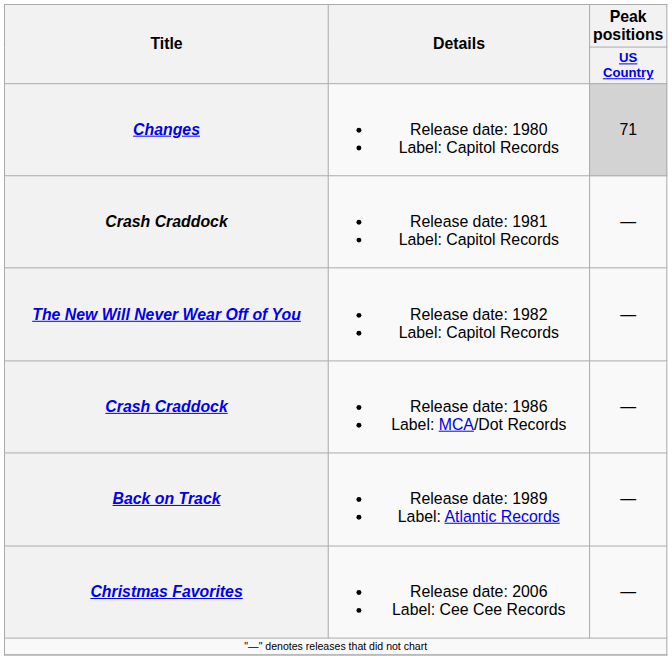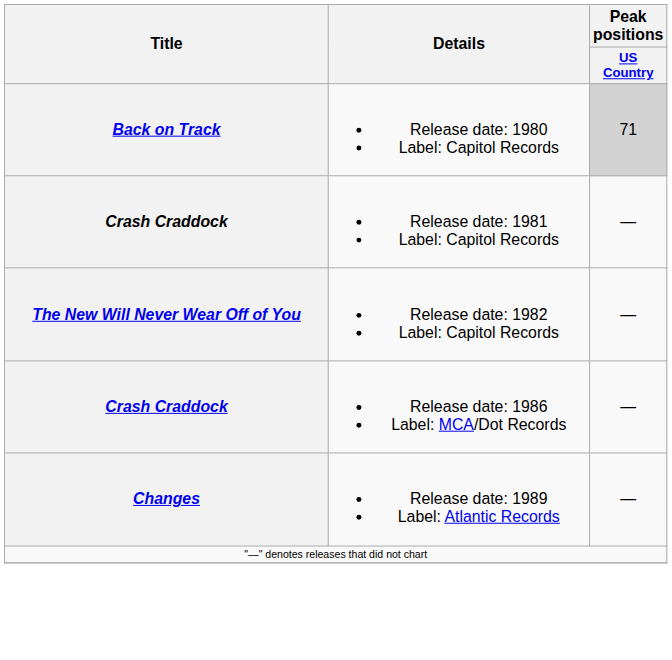(167, 129) Changes -> (167, 129) Back on Track
(167, 499) Back on Track -> (167, 499) Changes
- row: (459, 601)
